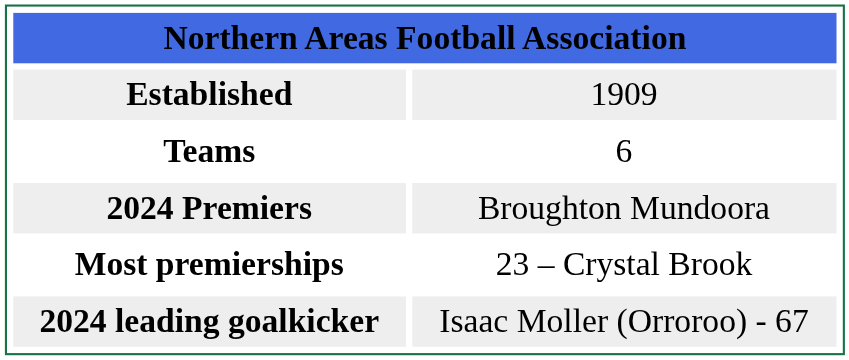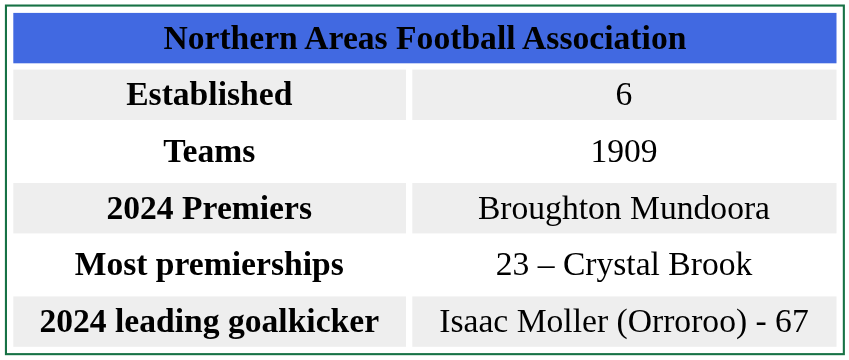(624, 94) 1909 -> (624, 94) 6
(624, 150) 6 -> (624, 150) 1909
